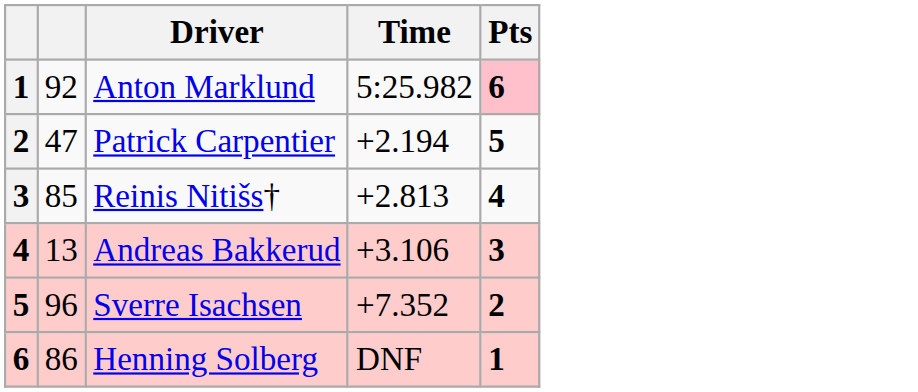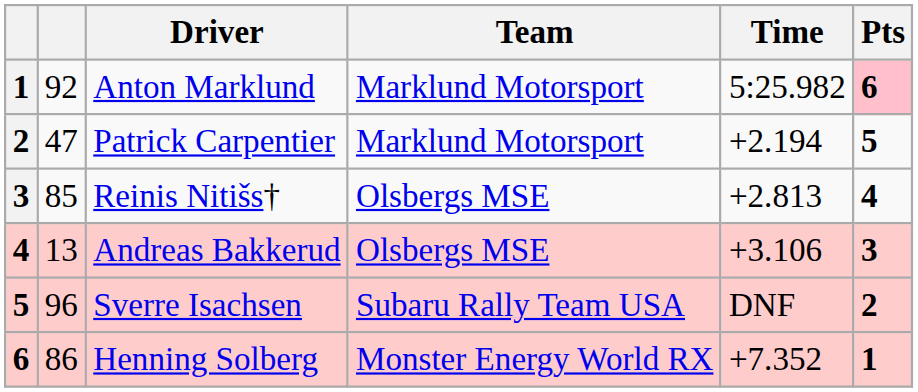+ column: (535, 32)
(403, 305) +7.352 -> (762, 305) DNF
(389, 359) DNF -> (775, 359) +7.352
